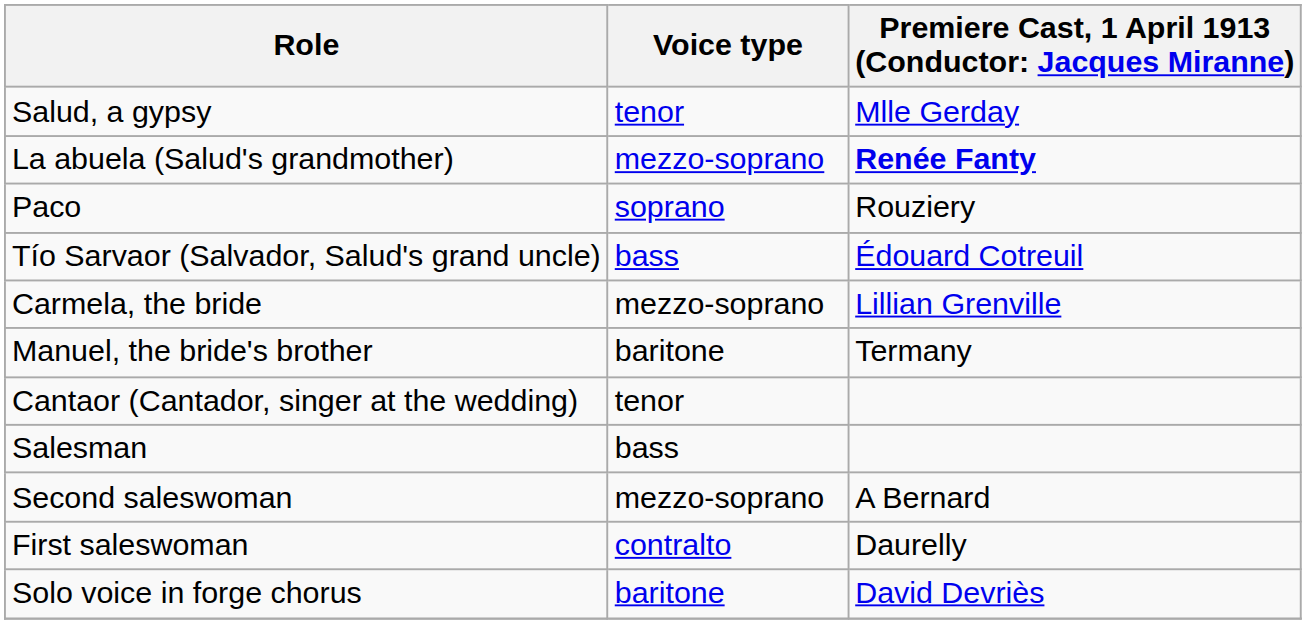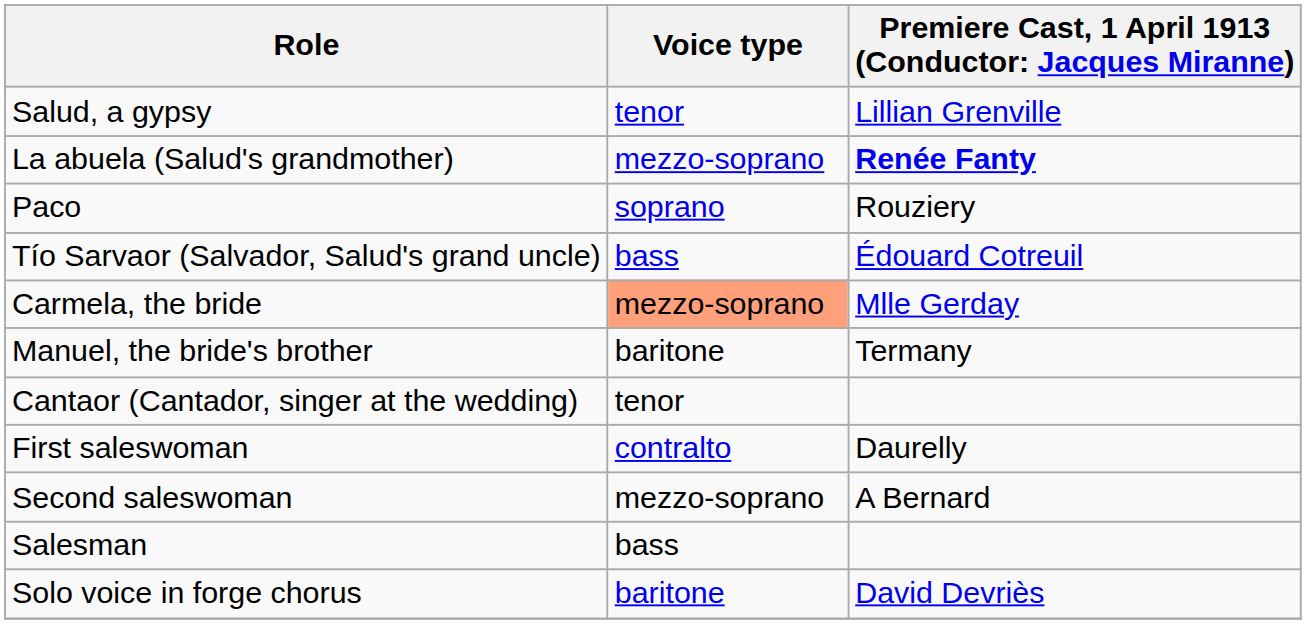(937, 111) Mlle Gerday -> (958, 111) Lillian Grenville
(720, 303) no background -> (720, 303) lightsalmon background
(958, 303) Lillian Grenville -> (937, 303) Mlle Gerday
rows swapped: (130, 544) <-> (80, 448)
